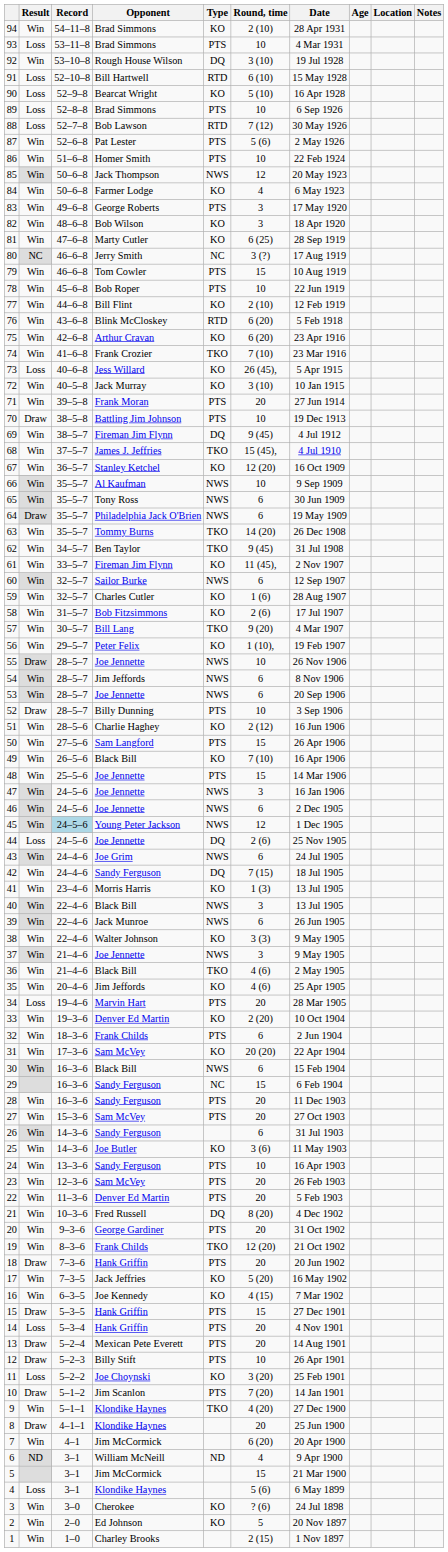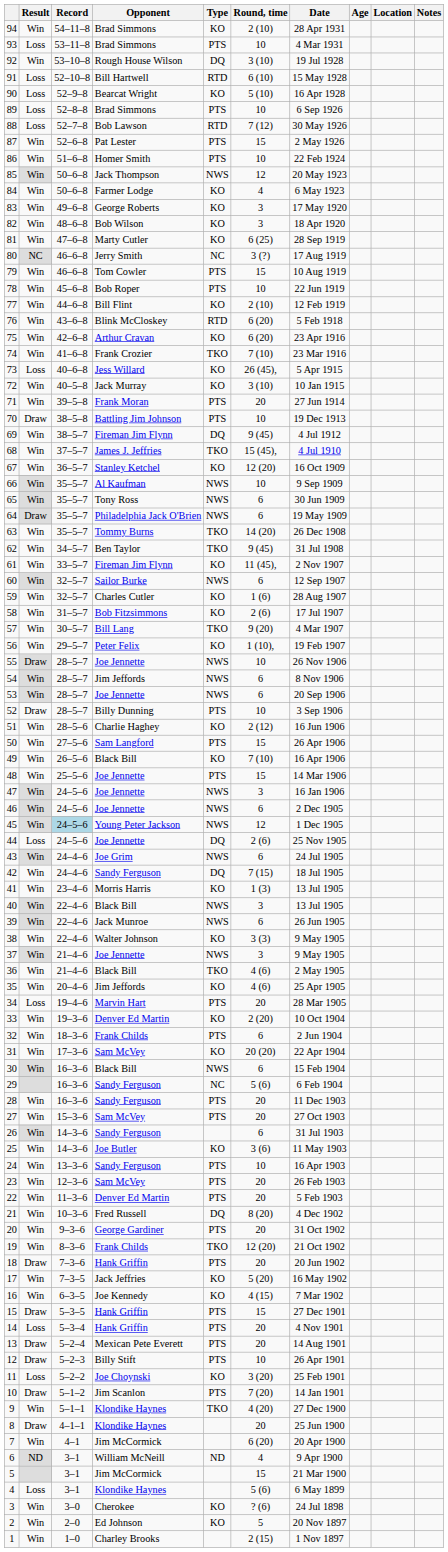(261, 142) 5 (6) -> (261, 142) 15
(217, 207) PTS -> (217, 207) KO
(261, 1084) 15 -> (261, 1084) 5 (6)
